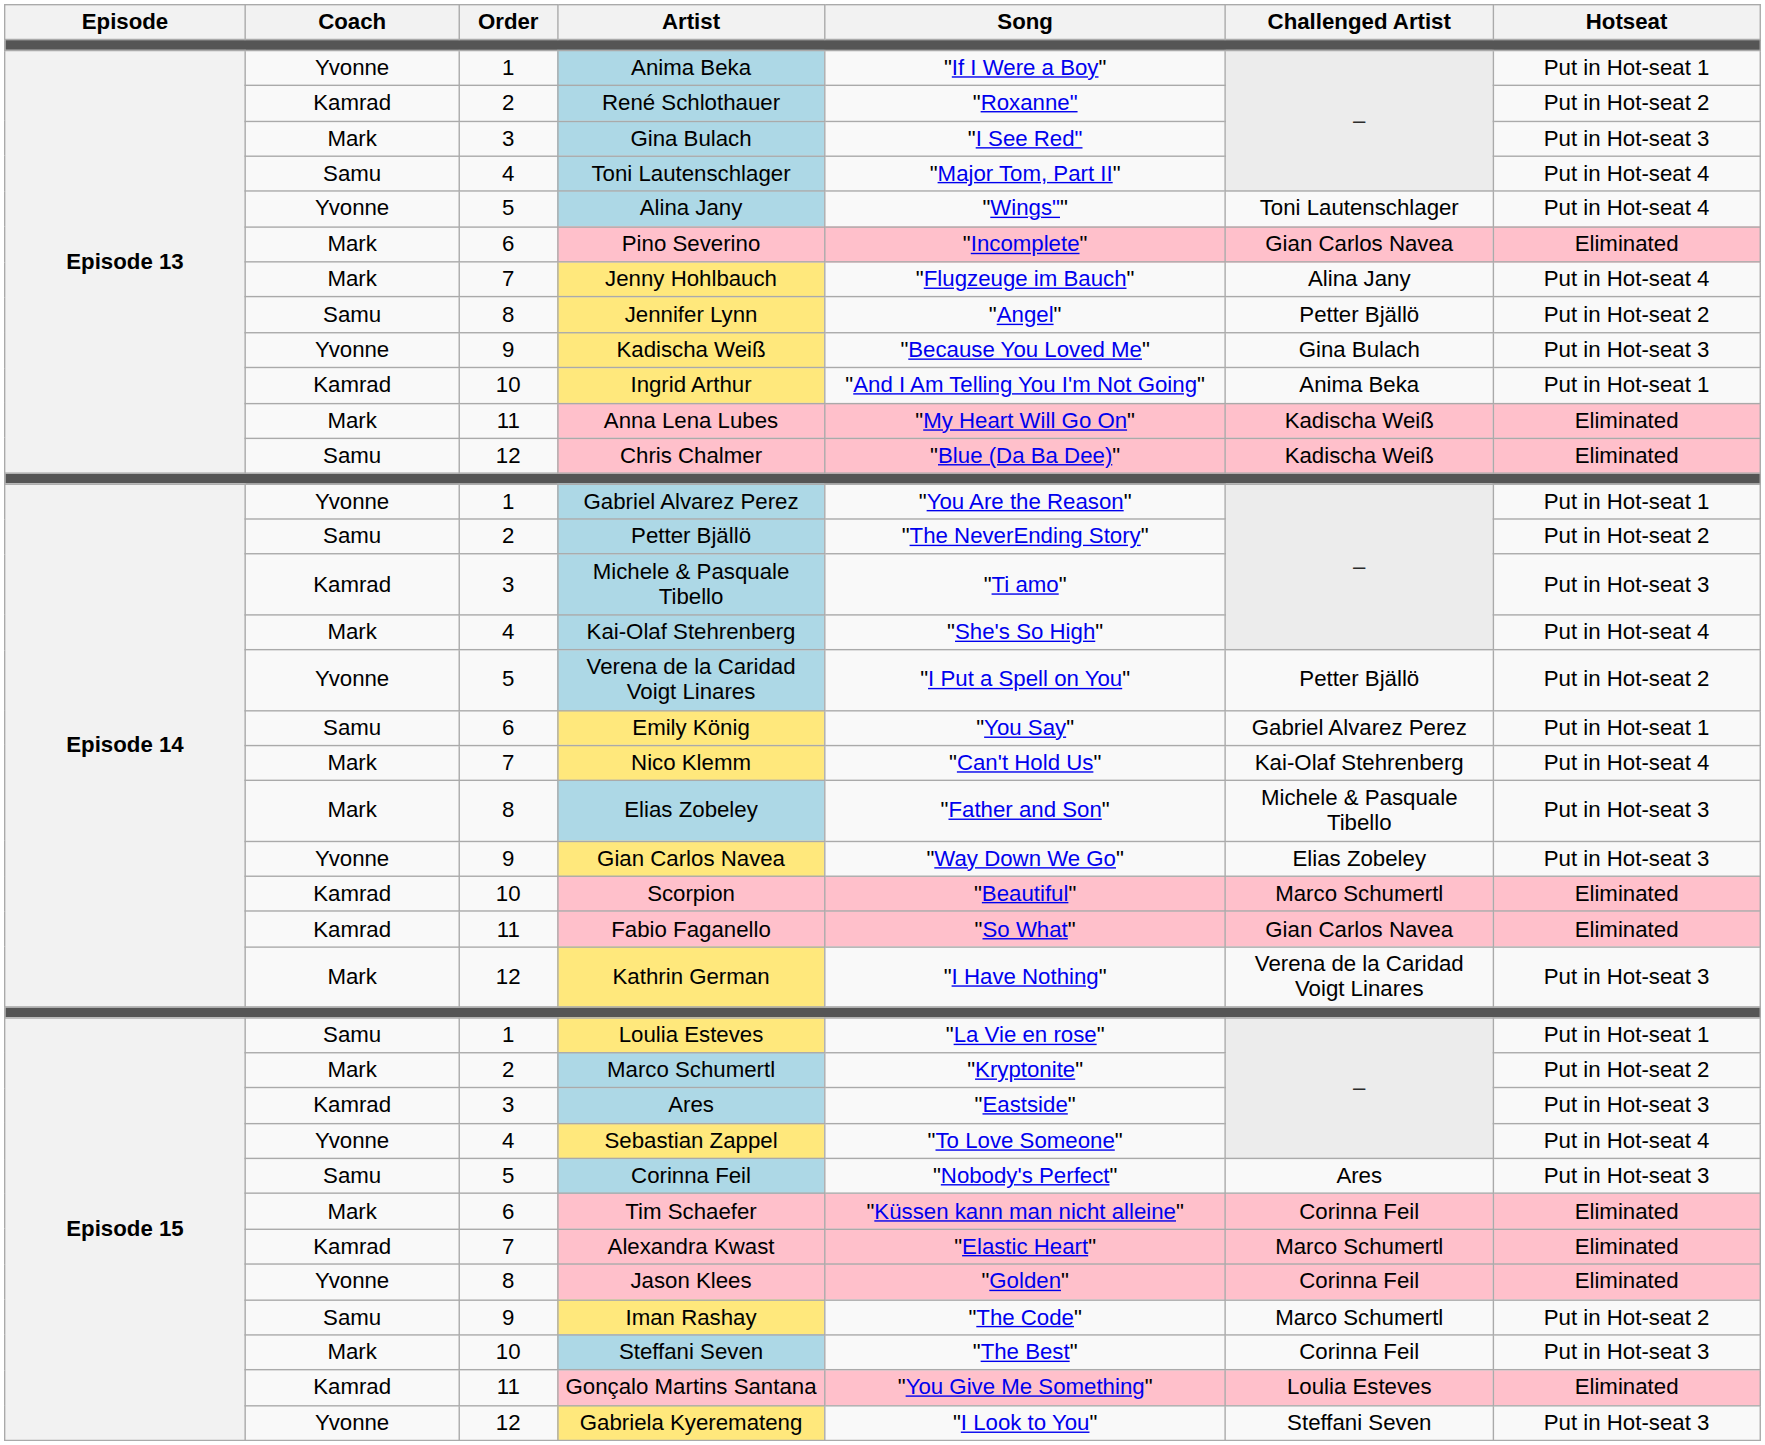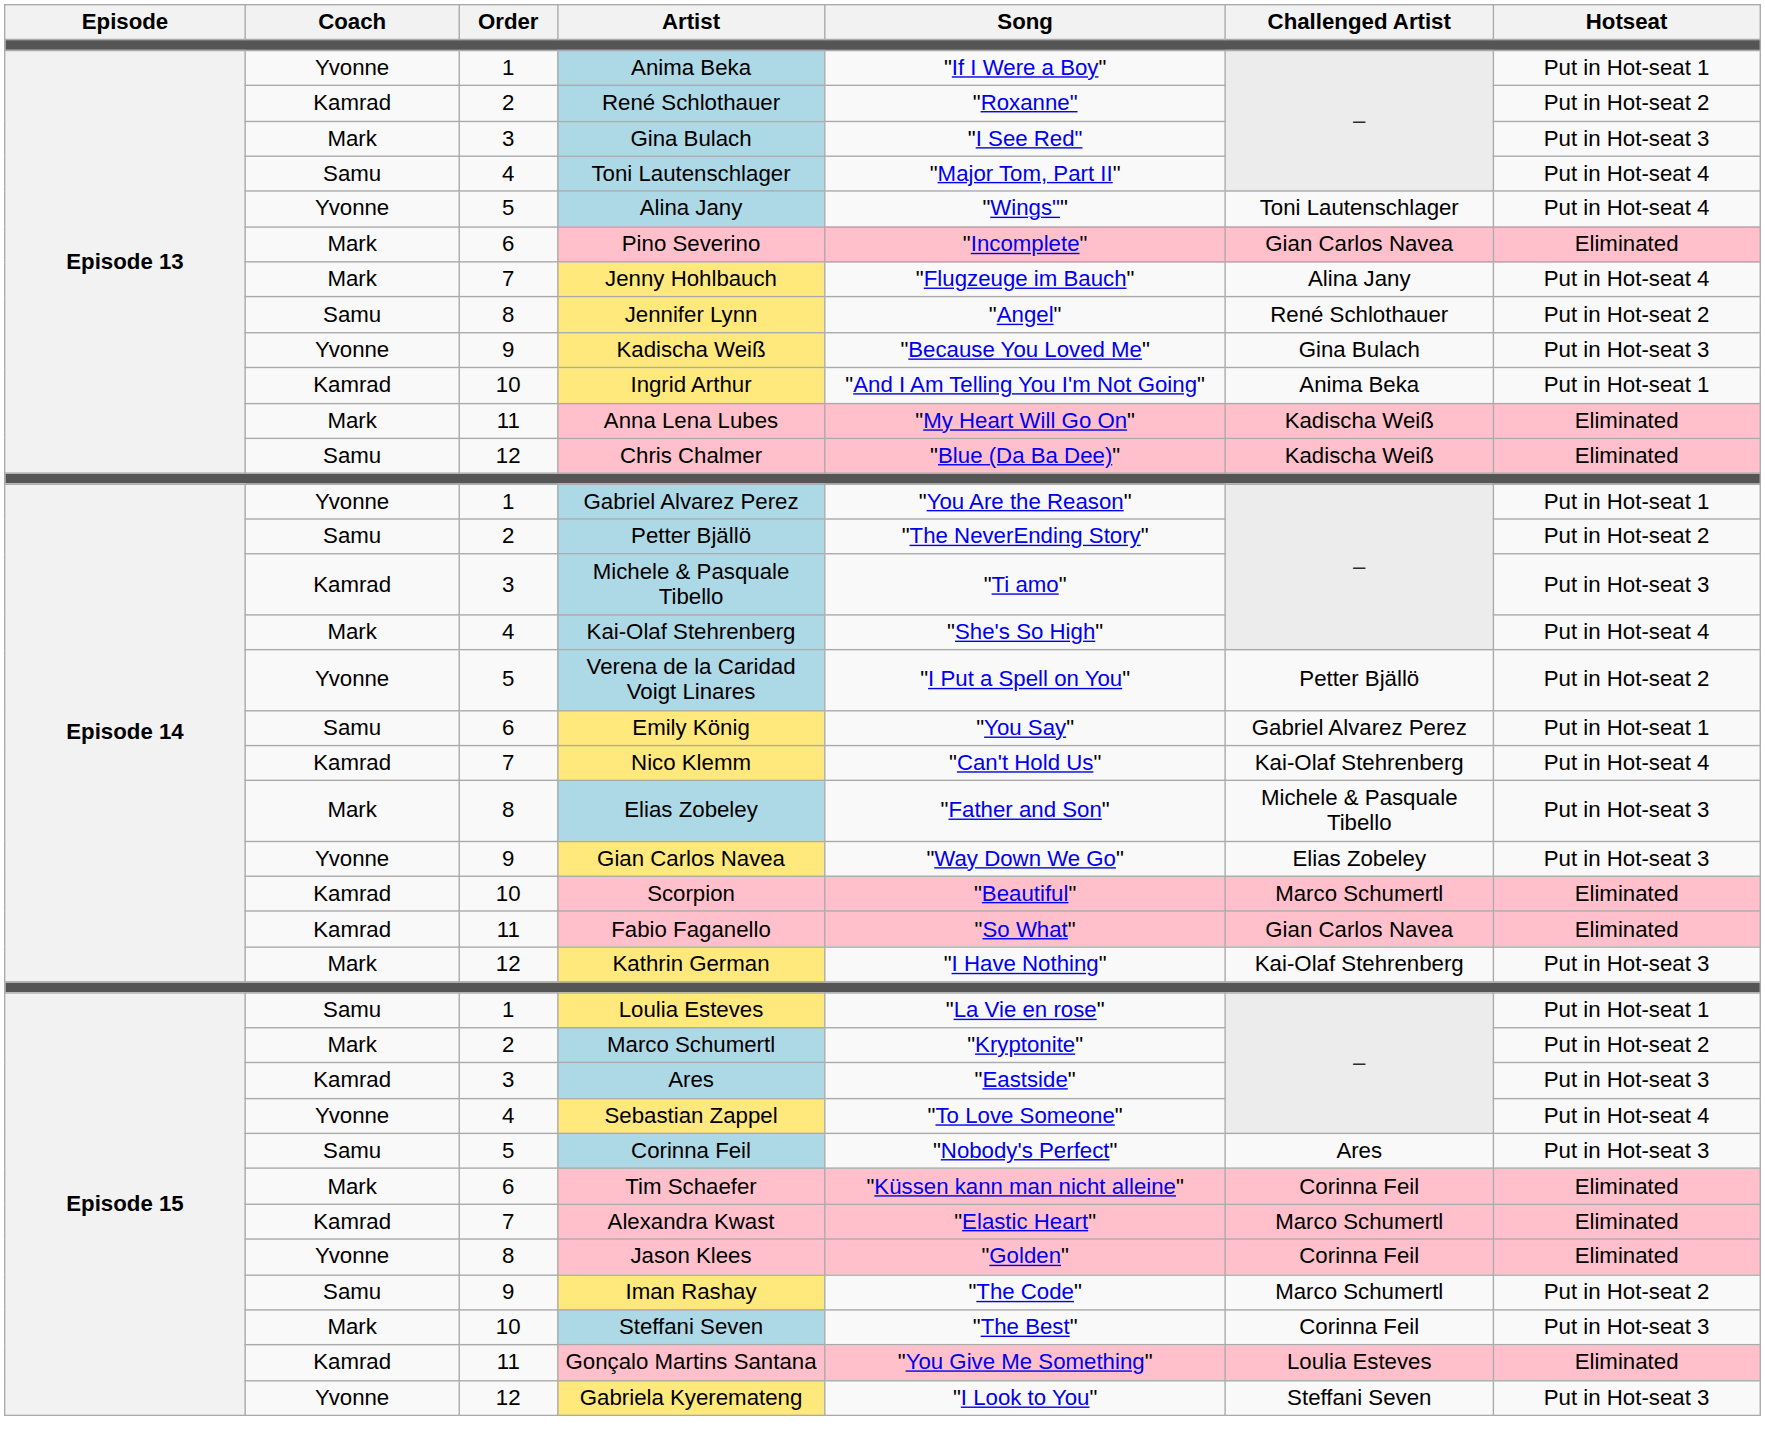(1359, 314) Petter Bjällö -> (1359, 314) René Schlothauer
(352, 762) Mark -> (352, 762) Kamrad
(1359, 976) Verena de la Caridad Voigt Linares -> (1359, 964) Kai-Olaf Stehrenberg
